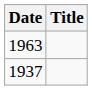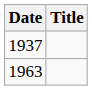rows swapped: (25, 71) <-> (25, 44)
